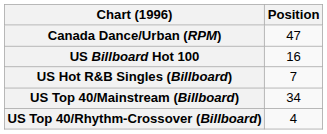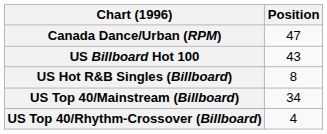(294, 56) 16 -> (294, 56) 43
(294, 77) 7 -> (294, 77) 8
